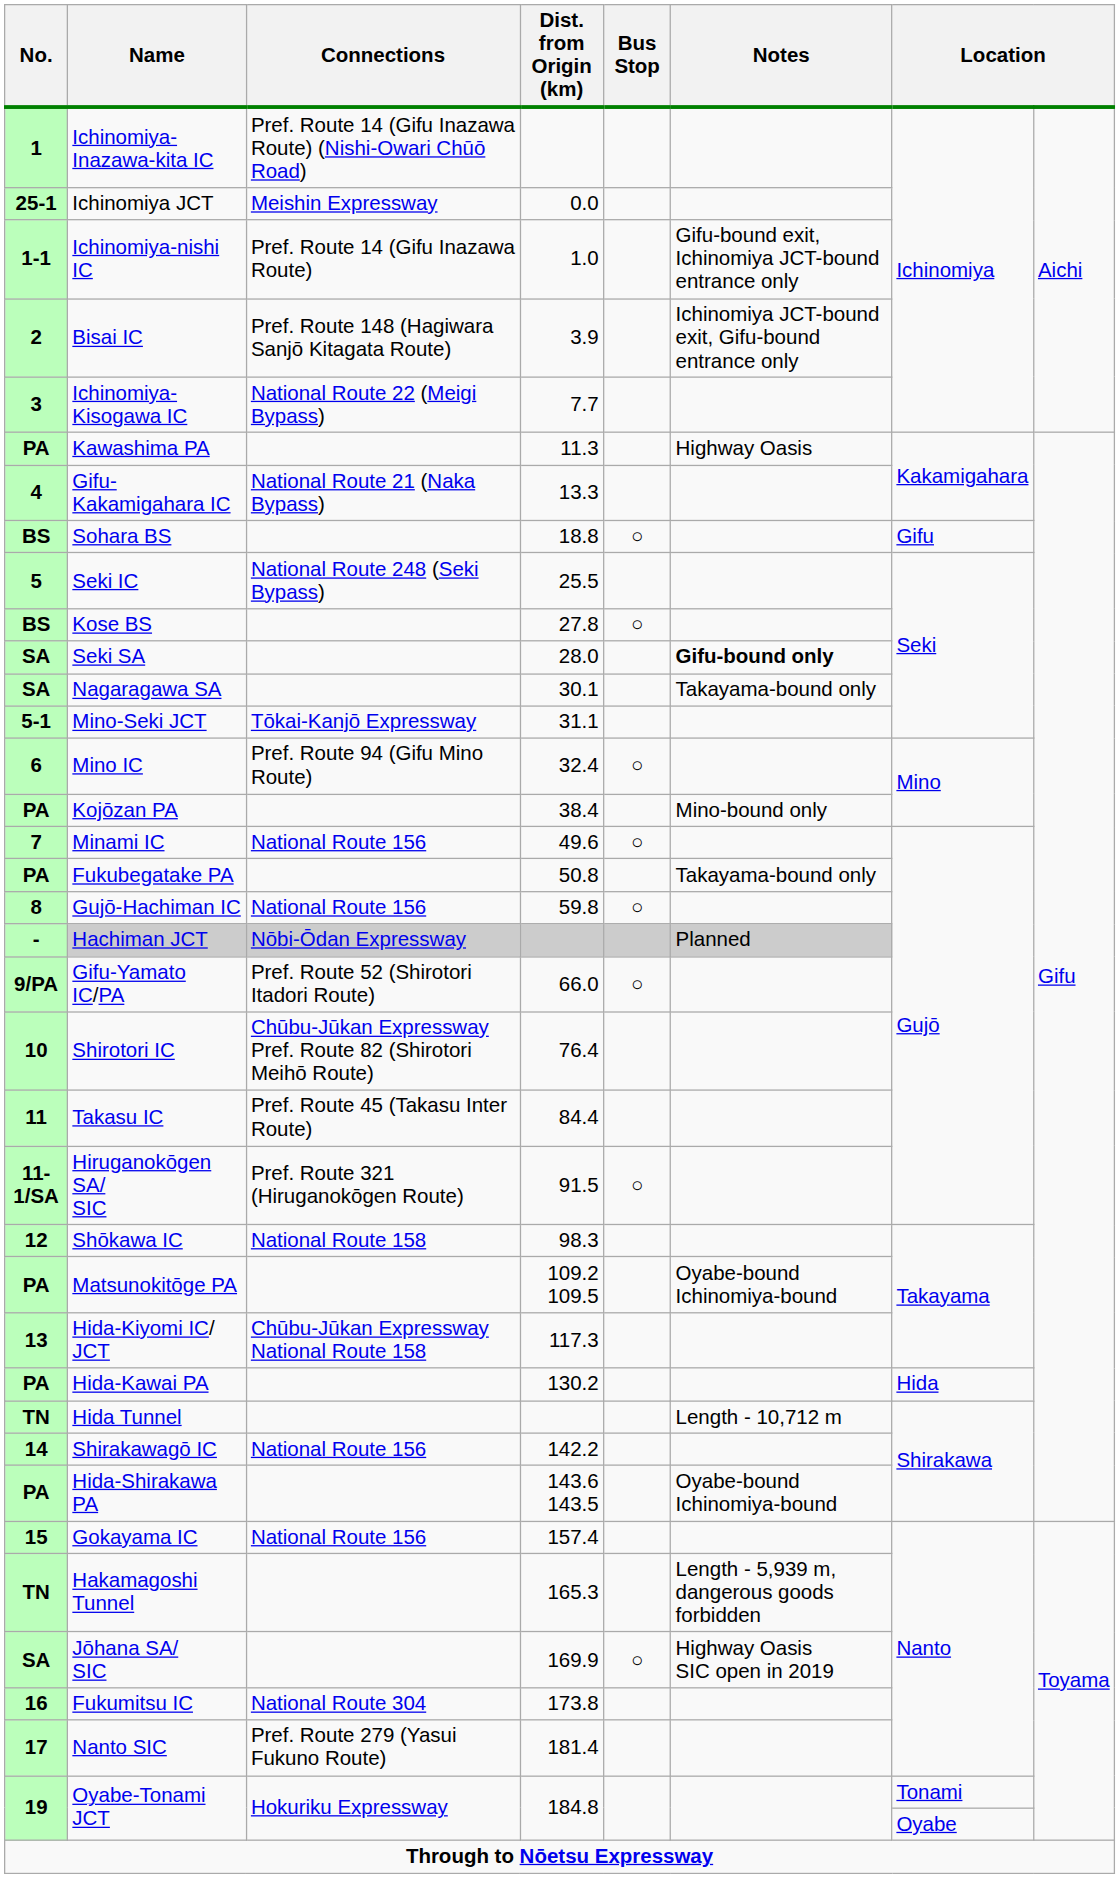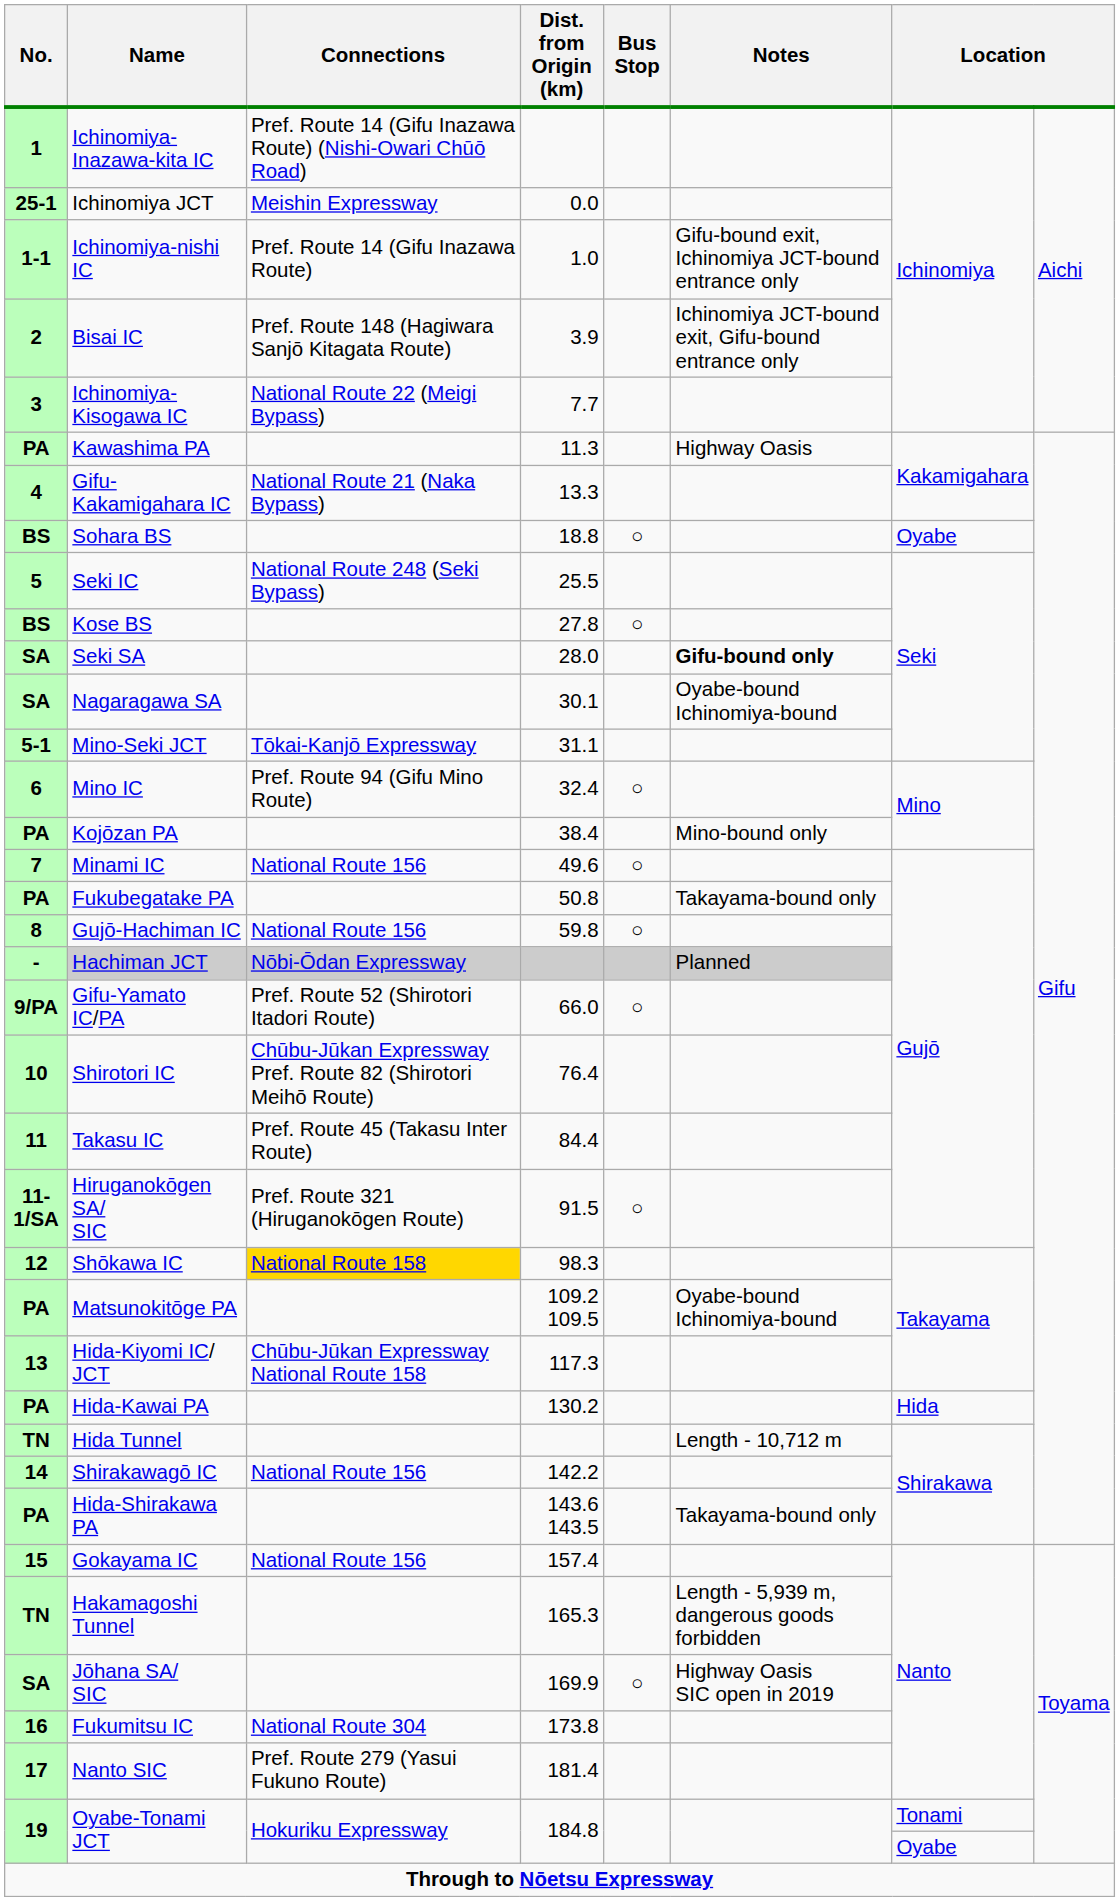(915, 536) Gifu -> (927, 536) Oyabe
(776, 689) Takayama-bound only -> (756, 701) Oyabe-bound Ichinomiya-bound
(339, 1240) no background -> (339, 1263) gold background
(756, 1493) Oyabe-bound Ichinomiya-bound -> (776, 1516) Takayama-bound only
